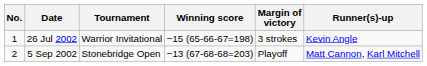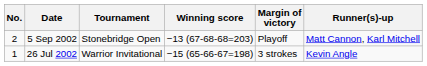rows swapped: (52, 38) <-> (52, 54)
